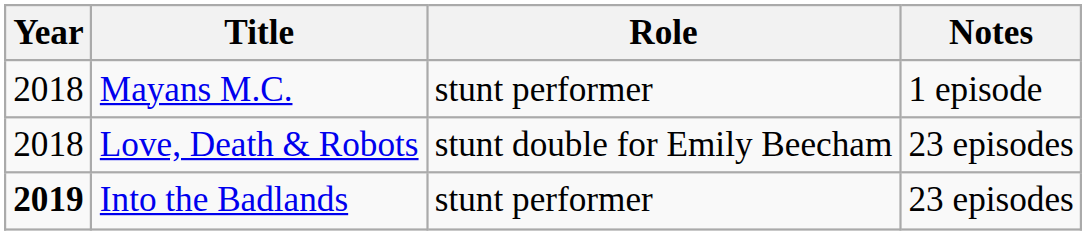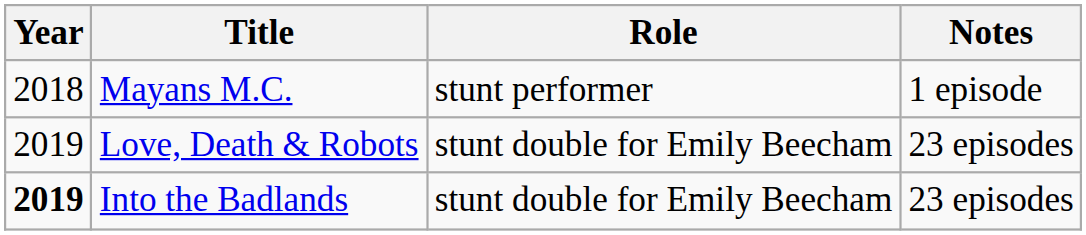(48, 144) 2018 -> (48, 144) 2019
(544, 199) stunt performer -> (664, 199) stunt double for Emily Beecham
